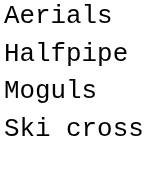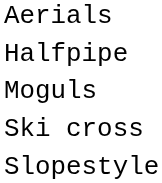+ row: (82, 167)
